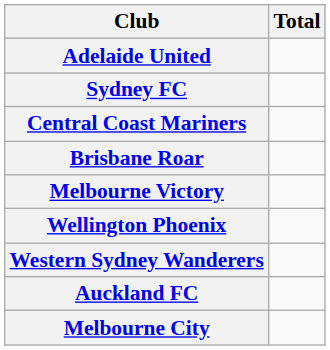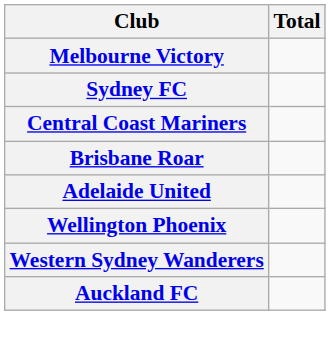rows swapped: (137, 55) <-> (137, 191)
- row: (137, 327)
